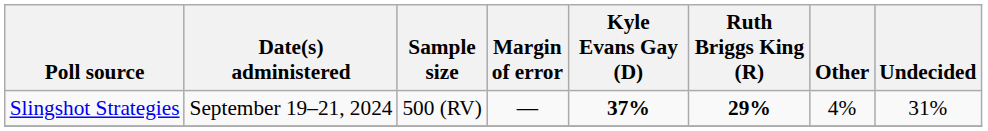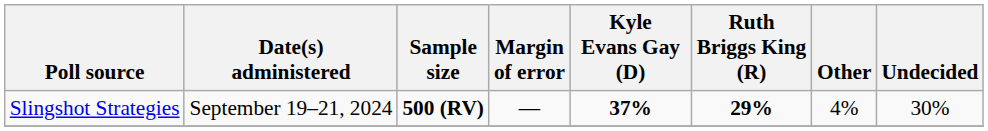(442, 107) normal -> (443, 107) bold
(928, 107) 31% -> (930, 107) 30%
